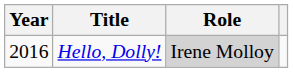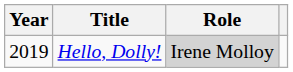(29, 51) 2016 -> (29, 51) 2019
